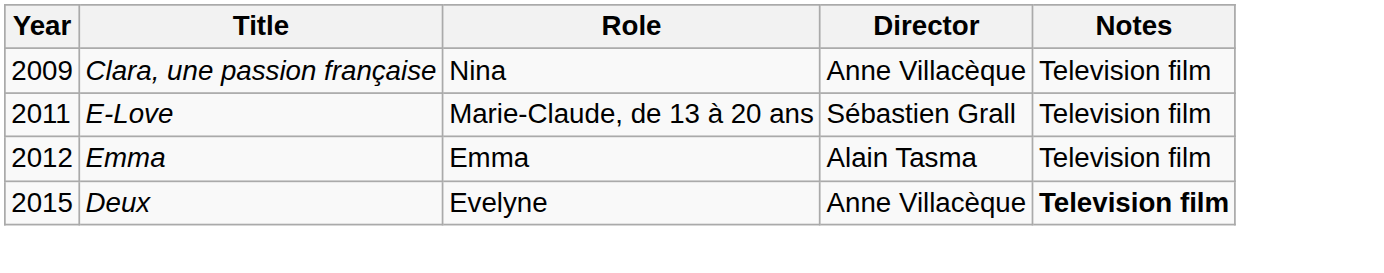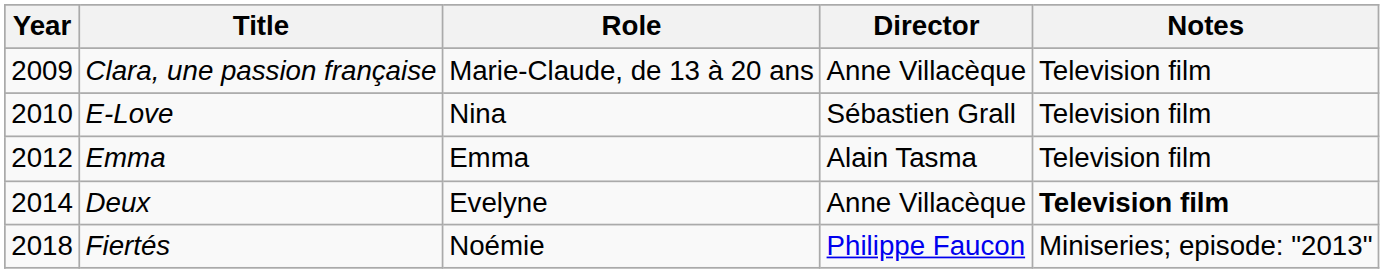(478, 70) Nina -> (631, 70) Marie-Claude, de 13 à 20 ans
(41, 114) 2011 -> (42, 114) 2010
(631, 114) Marie-Claude, de 13 à 20 ans -> (478, 114) Nina
(42, 202) 2015 -> (42, 202) 2014
+ row: (128, 245)
